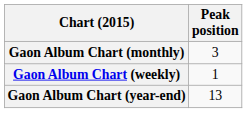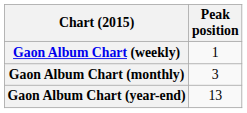rows swapped: (97, 74) <-> (97, 52)
